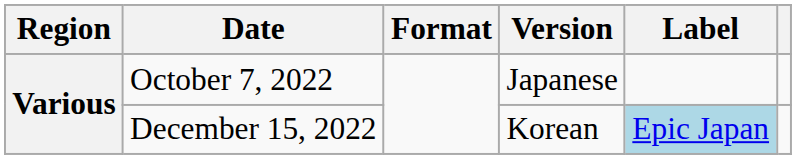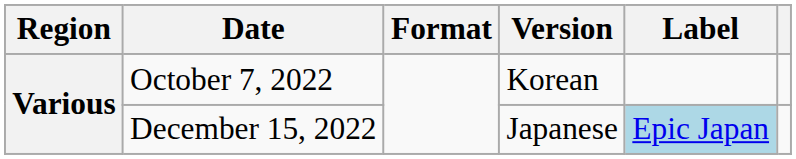(562, 79) Japanese -> (553, 79) Korean
(553, 128) Korean -> (562, 128) Japanese
